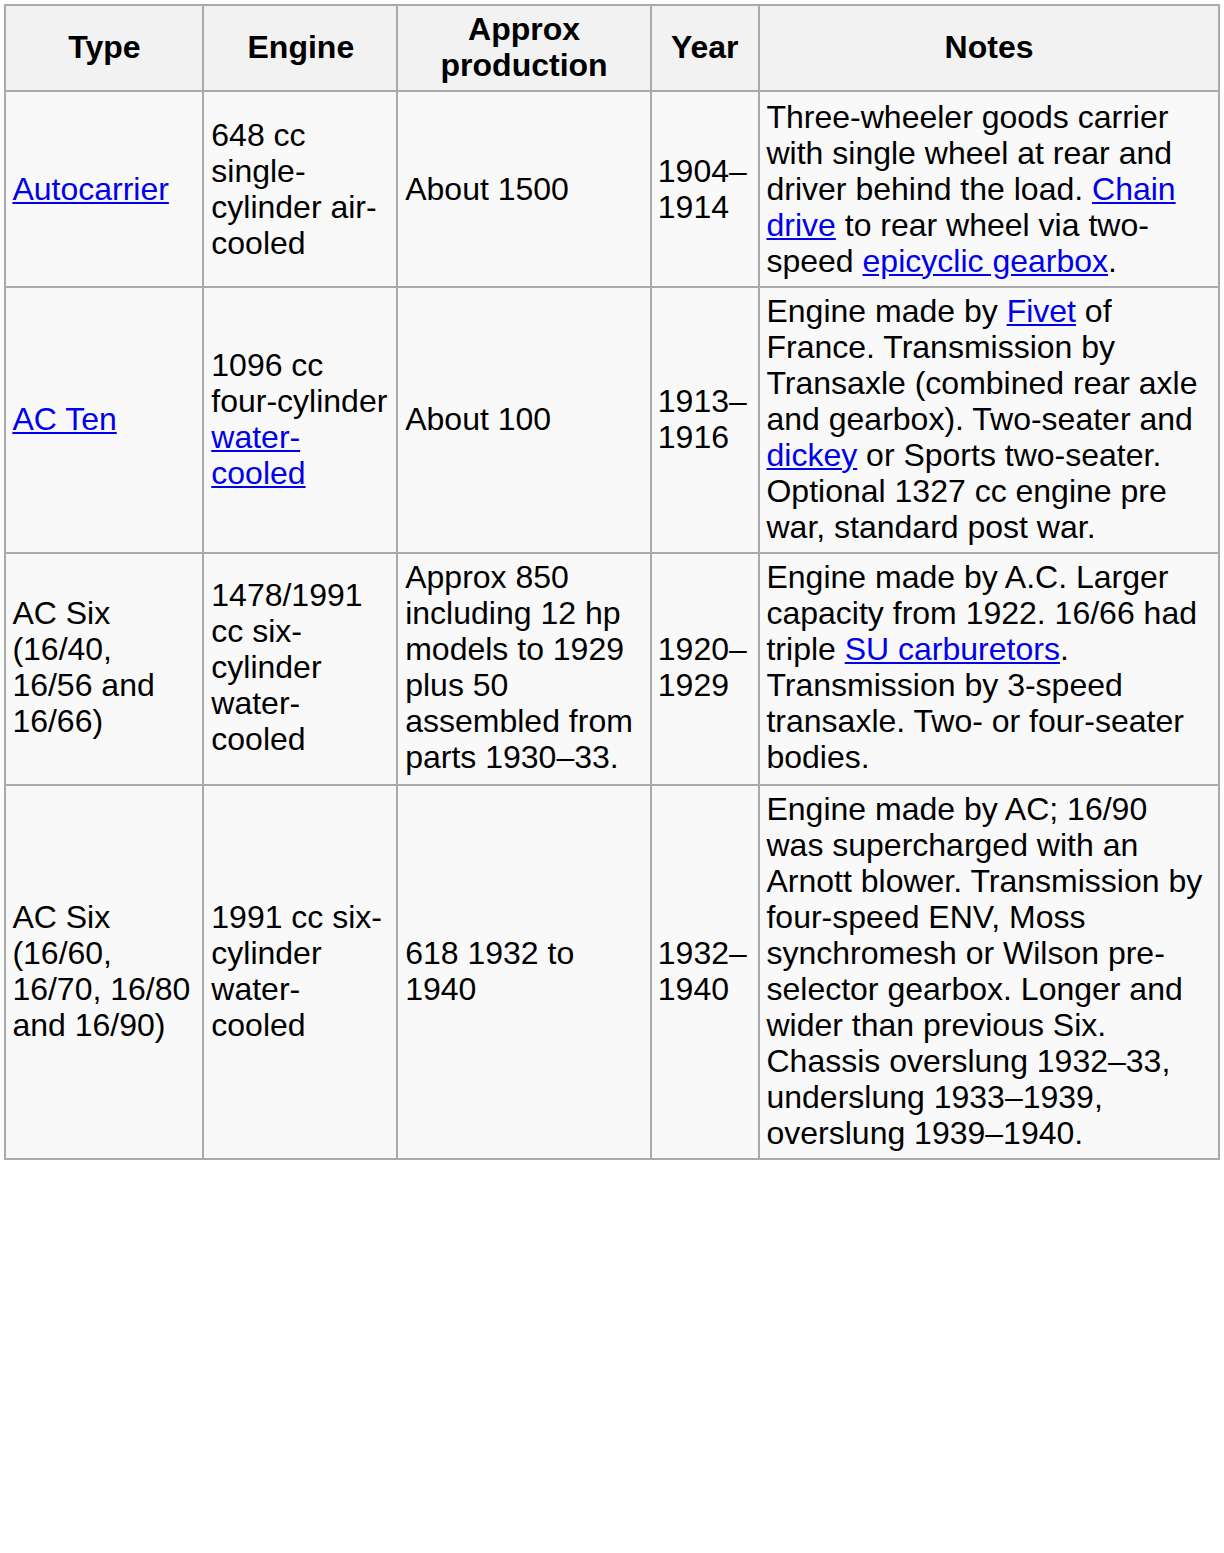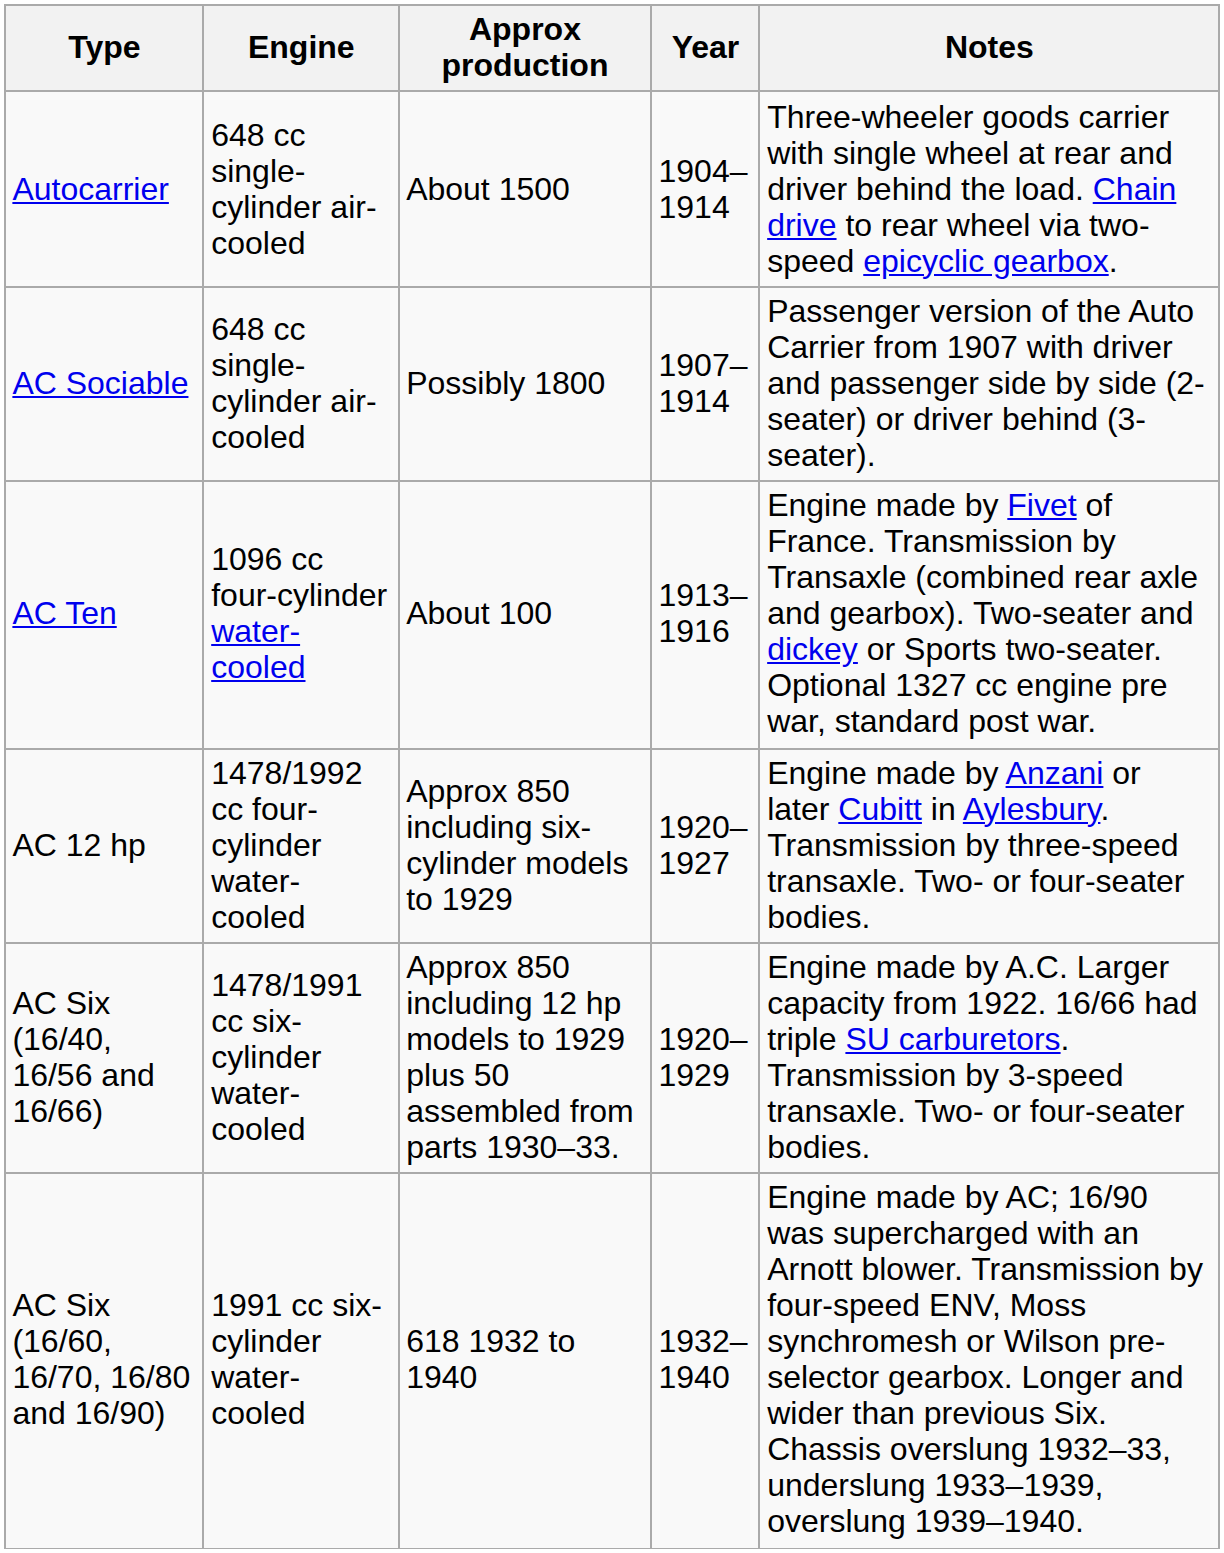+ row: (100, 383)
+ row: (79, 844)
